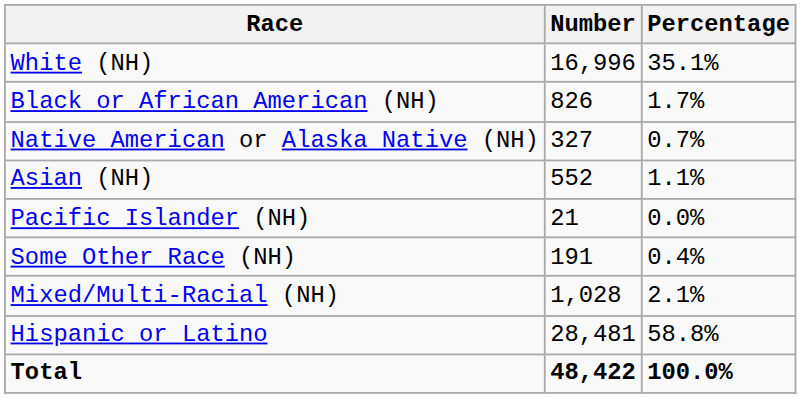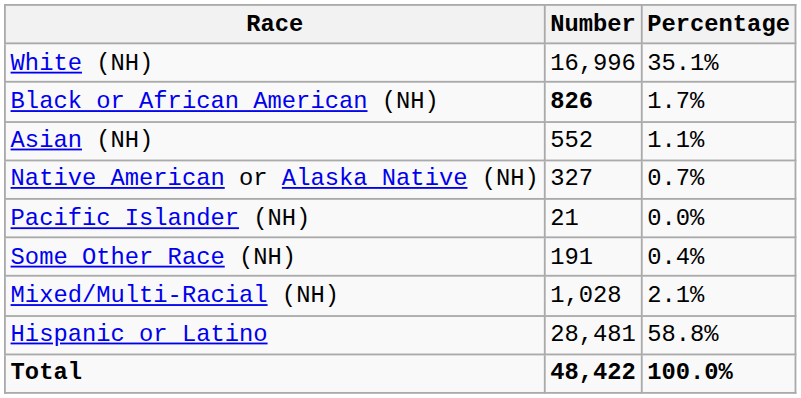(572, 102) normal -> (572, 102) bold
rows swapped: (275, 141) <-> (82, 179)
